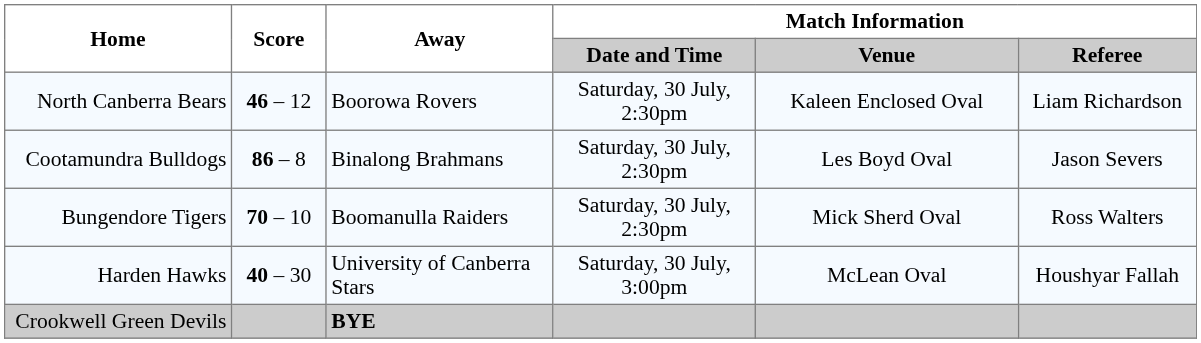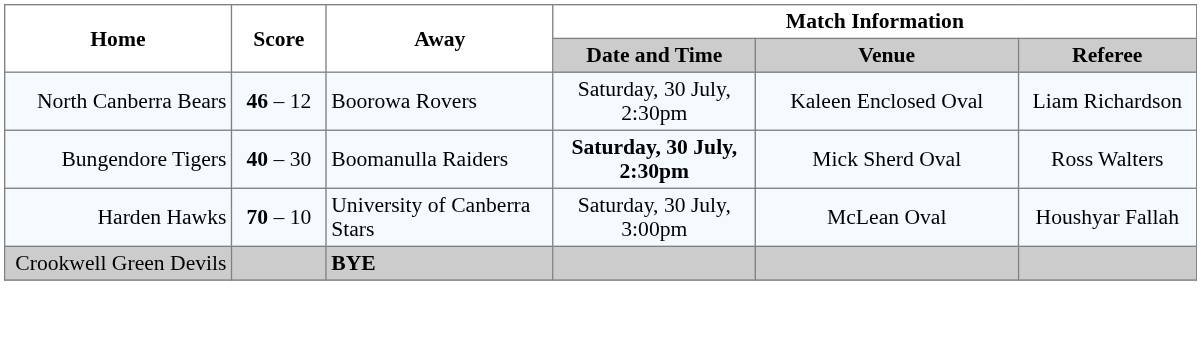- row: (126, 159)
(279, 217) 70 – 10 -> (279, 159) 40 – 30
(654, 217) normal -> (654, 159) bold
(279, 275) 40 – 30 -> (279, 217) 70 – 10
